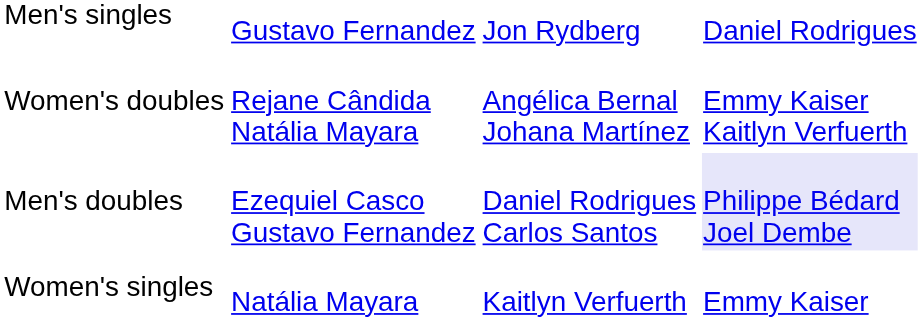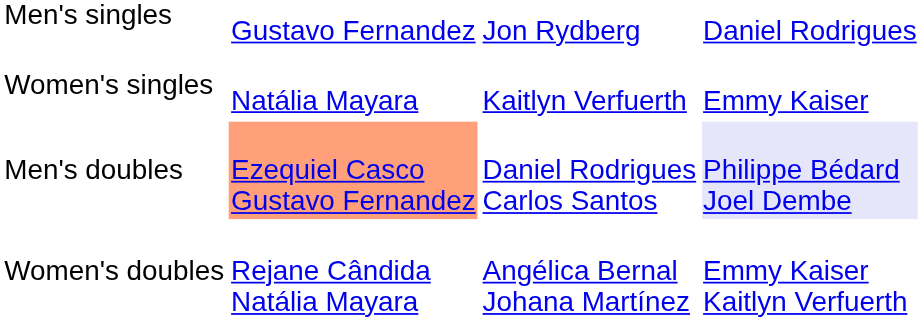rows swapped: (109, 286) <-> (114, 100)
(353, 217) no background -> (353, 185) lightsalmon background
